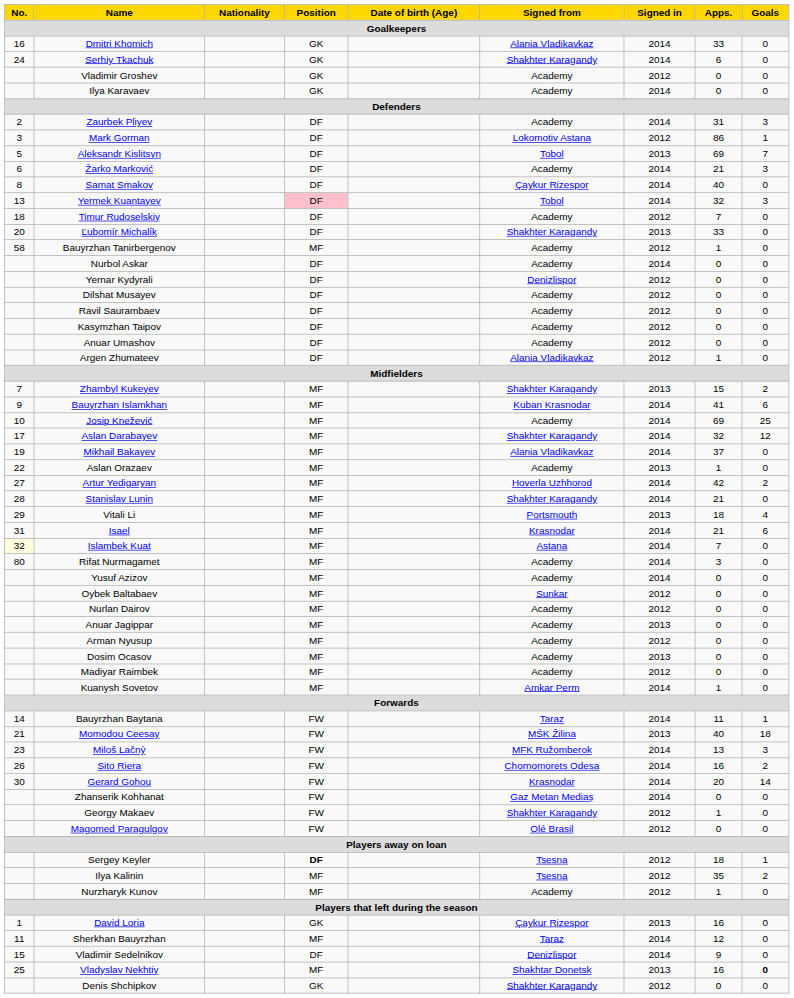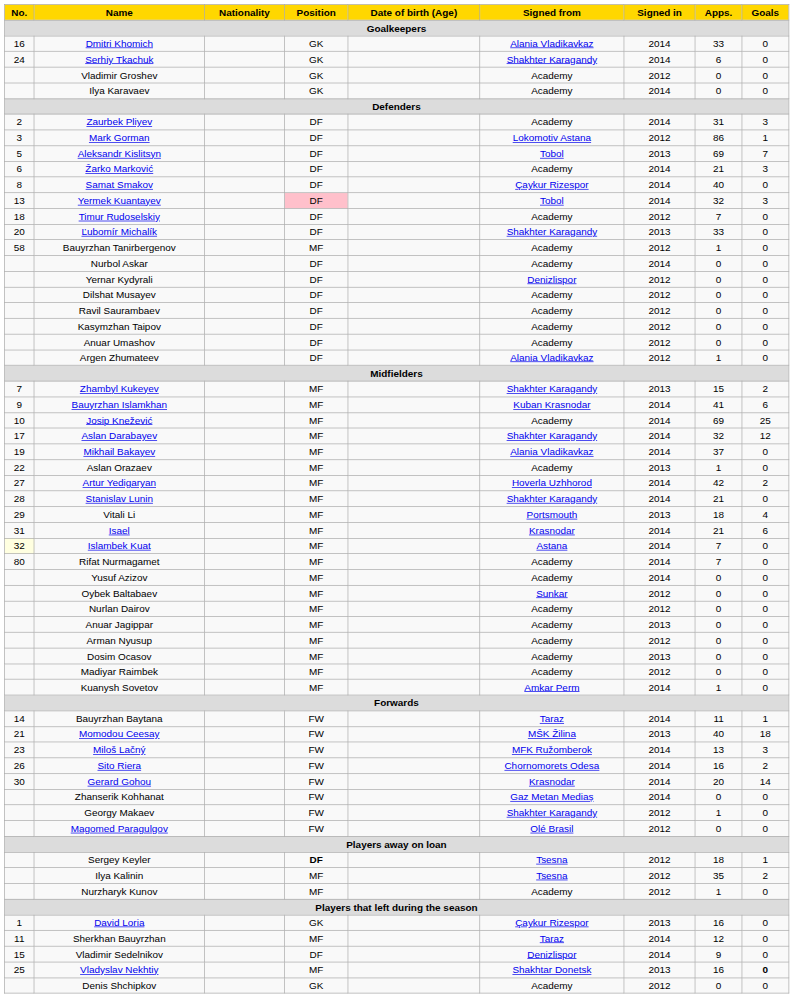(719, 562) 3 -> (719, 562) 7
(552, 986) Shakhter Karagandy -> (552, 986) Academy
